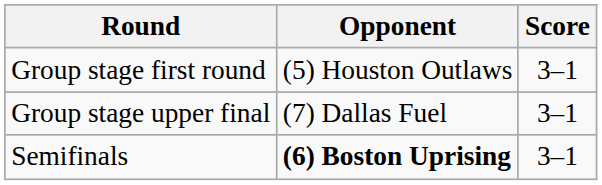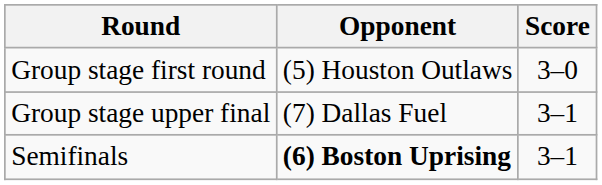(557, 69) 3–1 -> (557, 69) 3–0
